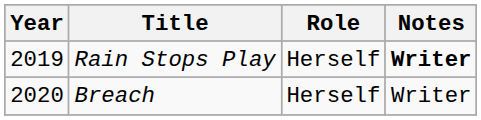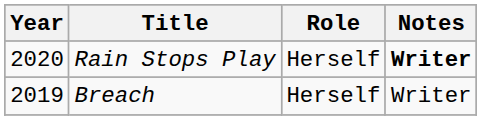(37, 60) 2019 -> (37, 60) 2020
(37, 96) 2020 -> (37, 96) 2019
